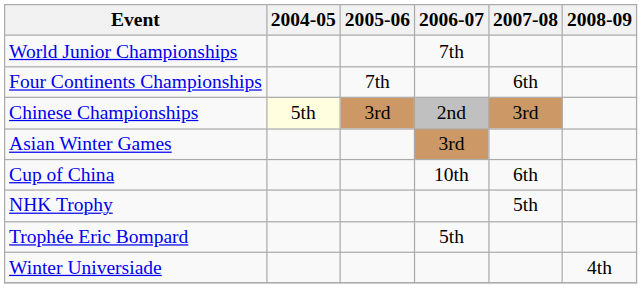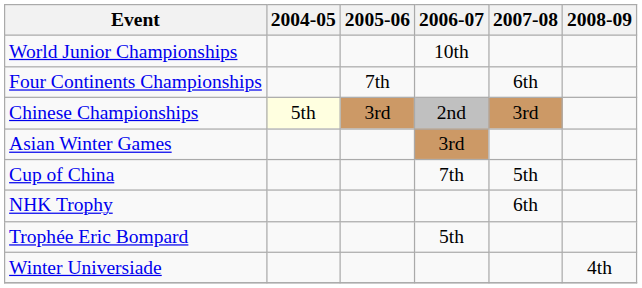(451, 50) 7th -> (451, 50) 10th
(451, 174) 10th -> (451, 174) 7th
(526, 174) 6th -> (526, 174) 5th
(526, 205) 5th -> (526, 205) 6th
